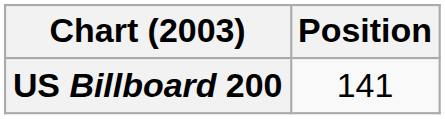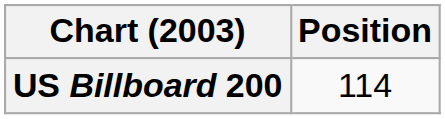(365, 85) 141 -> (365, 85) 114
